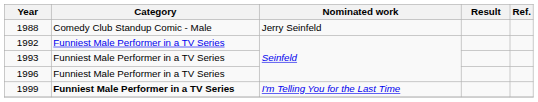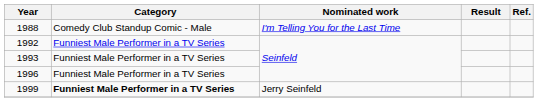(292, 27) Jerry Seinfeld -> (331, 27) I'm Telling You for the Last Time
(331, 89) I'm Telling You for the Last Time -> (292, 89) Jerry Seinfeld
